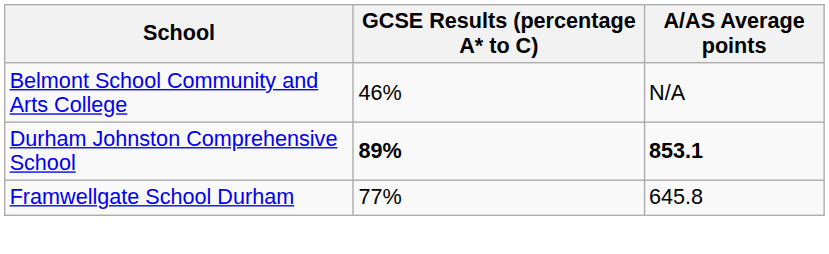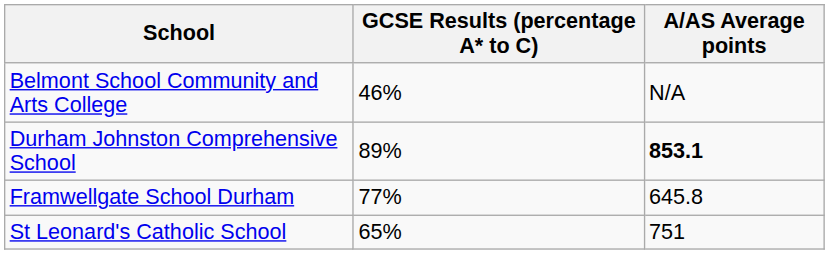(380, 150) bold -> (380, 150) normal
+ row: (148, 231)
